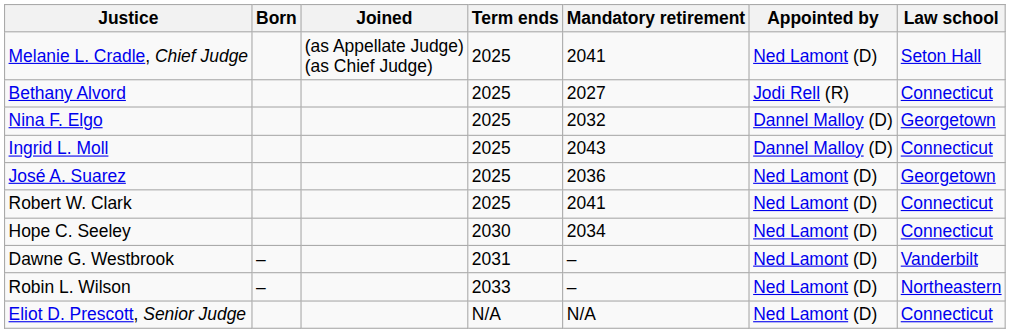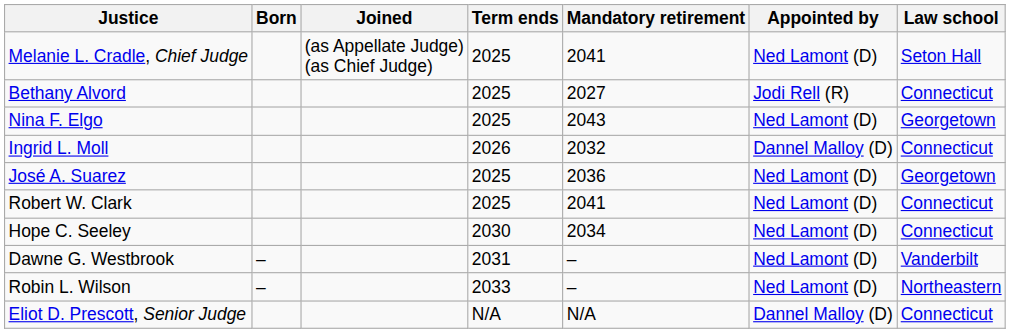(586, 120) 2032 -> (586, 120) 2043
(823, 120) Dannel Malloy (D) -> (815, 120) Ned Lamont (D)
(491, 148) 2025 -> (491, 148) 2026
(586, 148) 2043 -> (586, 148) 2032
(815, 314) Ned Lamont (D) -> (823, 314) Dannel Malloy (D)
